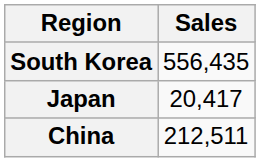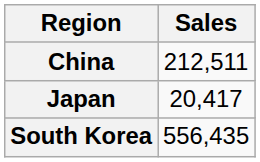rows swapped: (81, 136) <-> (81, 61)
